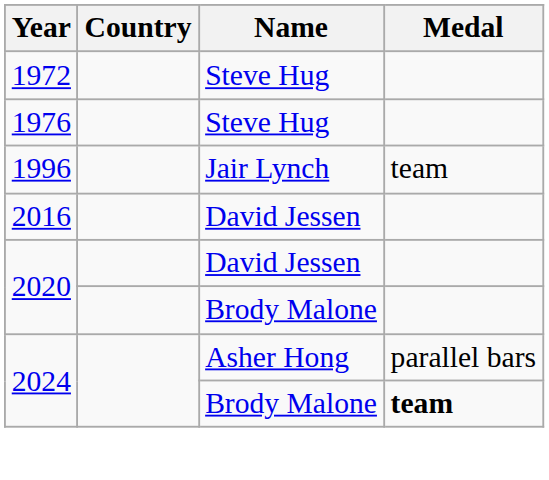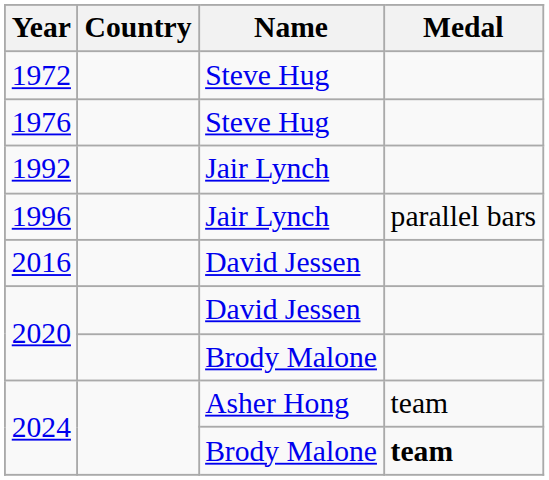+ row: (41, 168)
(419, 168) team -> (463, 215) parallel bars
(463, 356) parallel bars -> (419, 403) team
